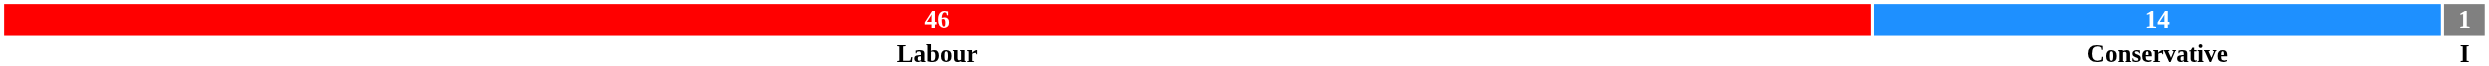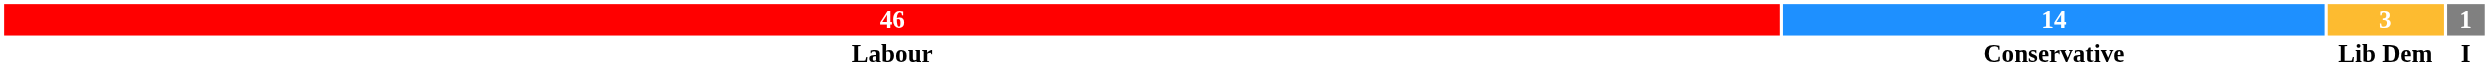+ column: (2385, 19)
